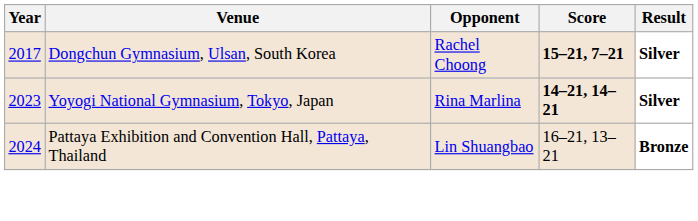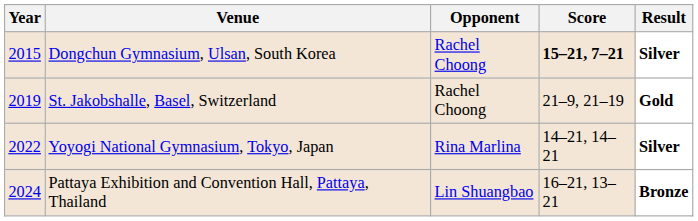(25, 54) 2017 -> (25, 54) 2015
+ row: (162, 100)
(25, 100) 2023 -> (25, 146) 2022
(579, 100) bold -> (579, 146) normal
